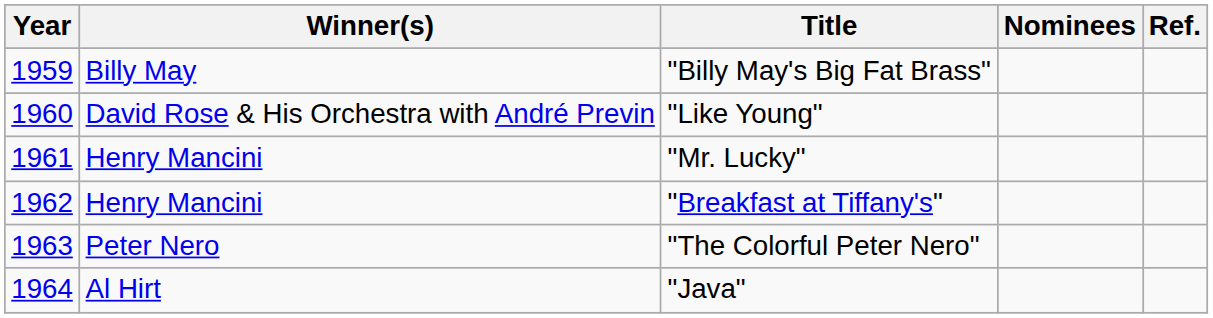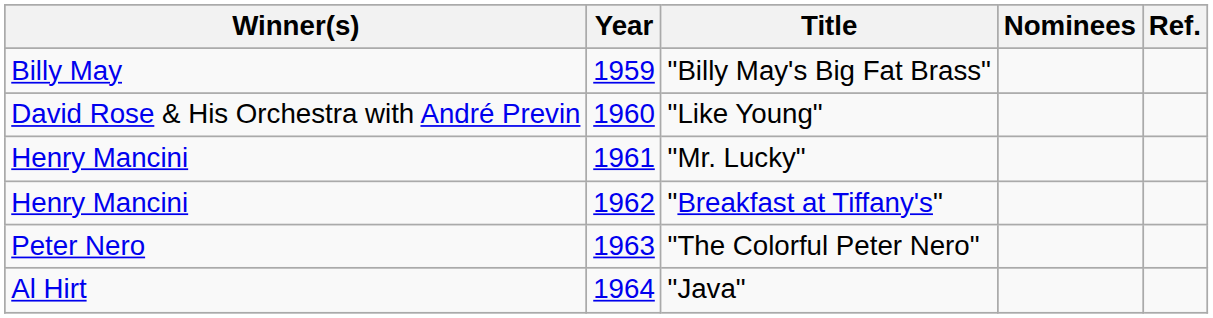columns swapped: (42, 26) <-> (370, 26)
